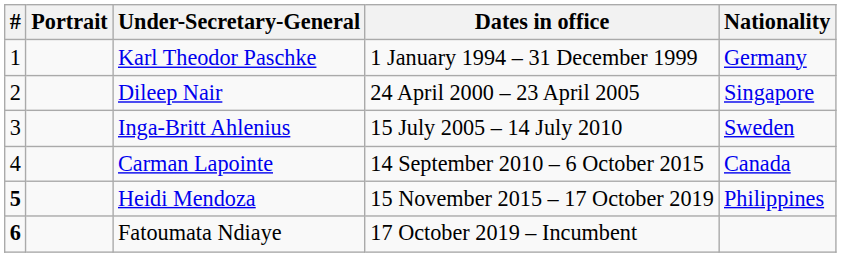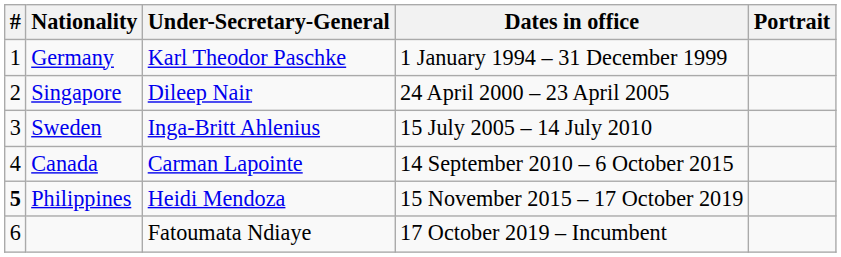columns swapped: (69, 22) <-> (777, 22)
(15, 233) bold -> (15, 233) normal
